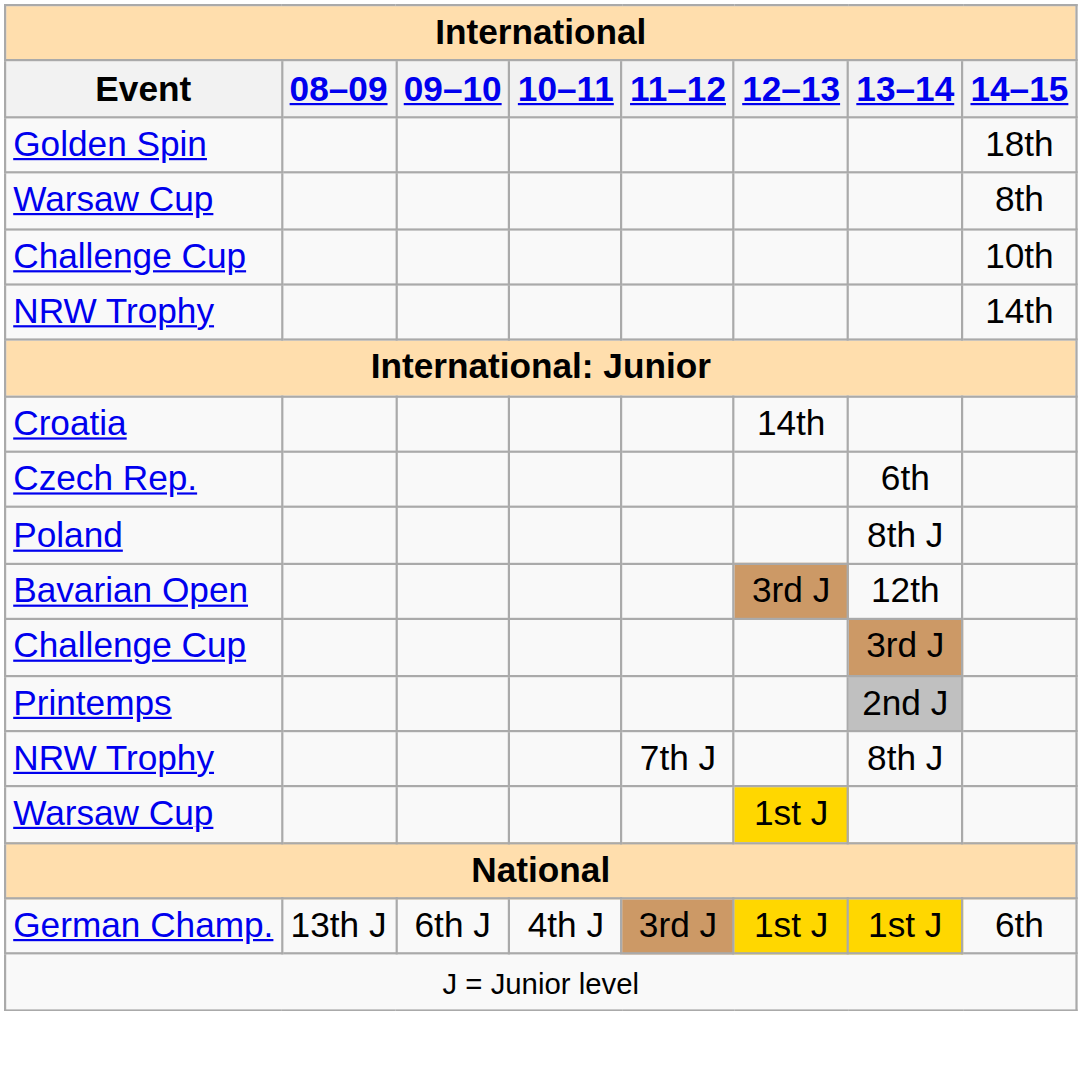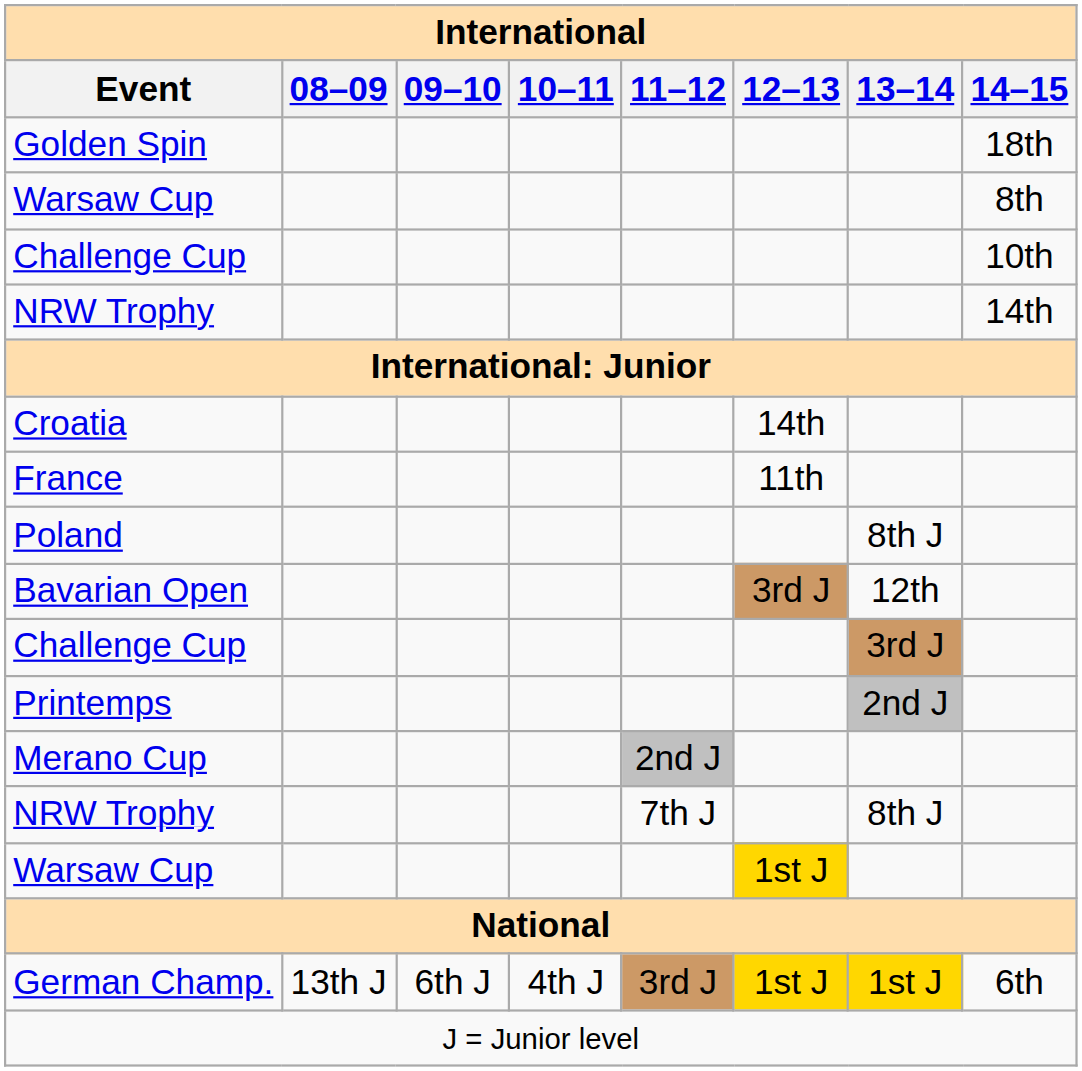- row: (105, 479)
+ row: (68, 479)
+ row: (110, 758)
